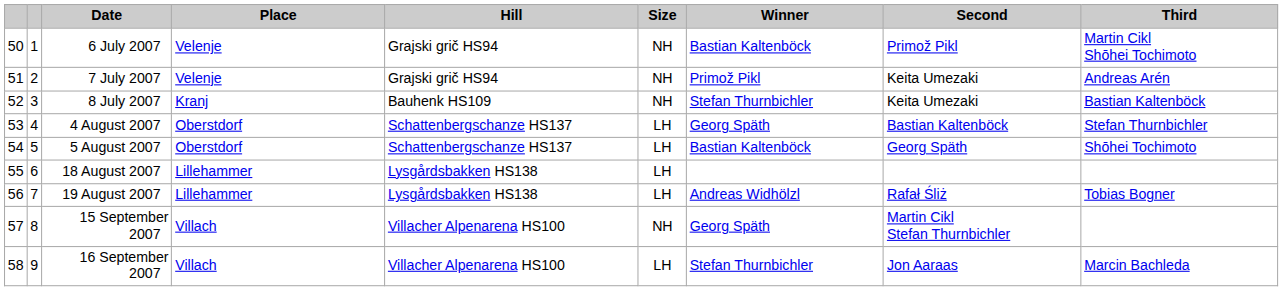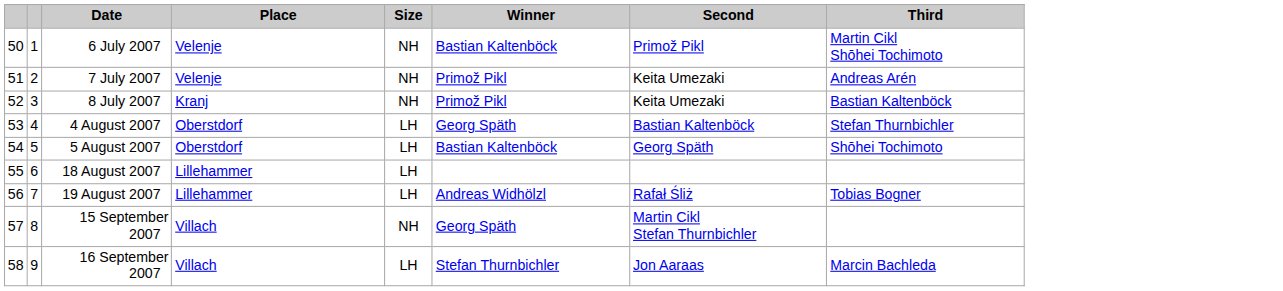- column: (511, 15)
(751, 101) Stefan Thurnbichler -> (471, 101) Primož Pikl
